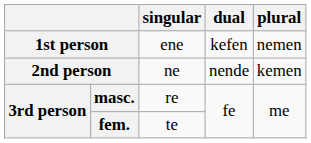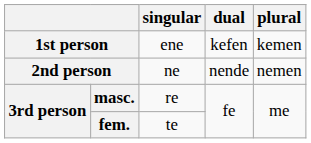(279, 44) nemen -> (279, 44) kemen
(279, 71) kemen -> (279, 71) nemen
